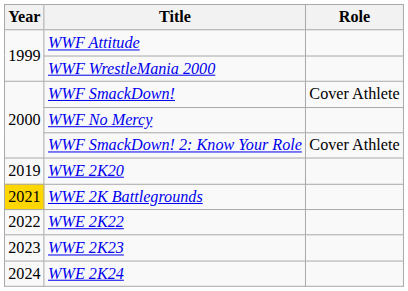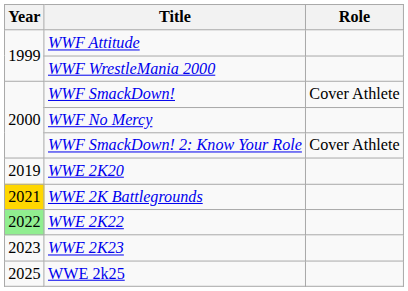(24, 222) no background -> (24, 222) lightgreen background
- row: (86, 273)
+ row: (86, 273)
